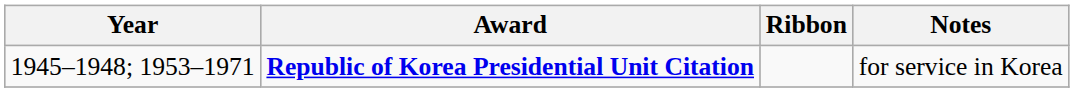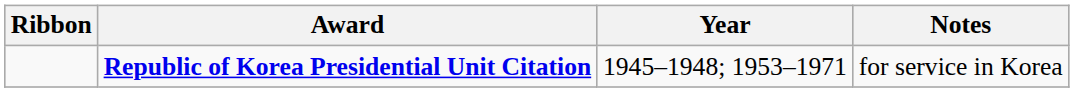columns swapped: (806, 25) <-> (133, 25)
